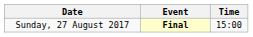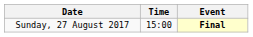columns swapped: (229, 11) <-> (175, 11)
